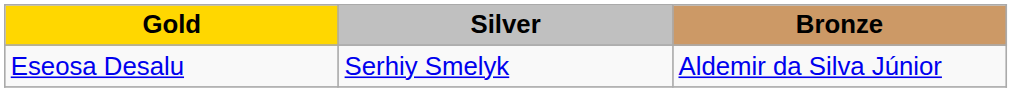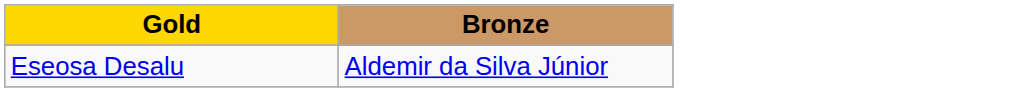- column: (506, 24)
